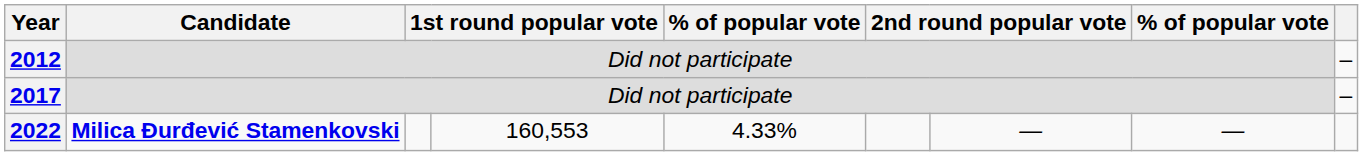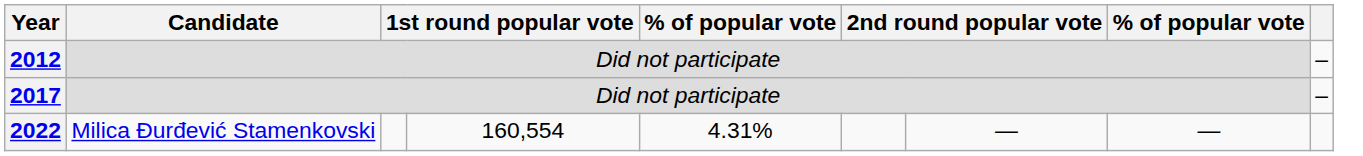(235, 131) bold -> (223, 131) normal
(547, 131) 160,553 -> (523, 131) 160,554
(764, 131) 4.33% -> (740, 131) 4.31%
